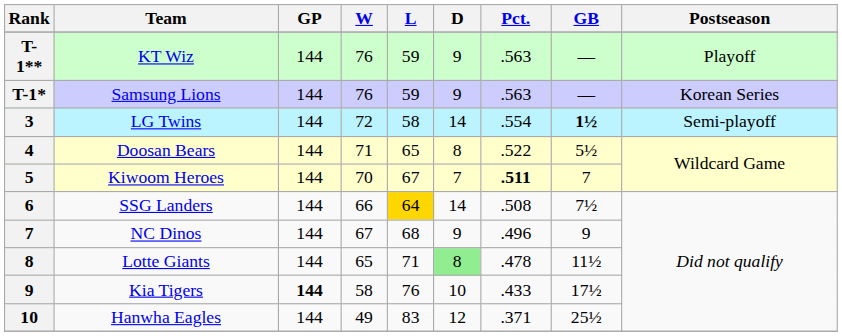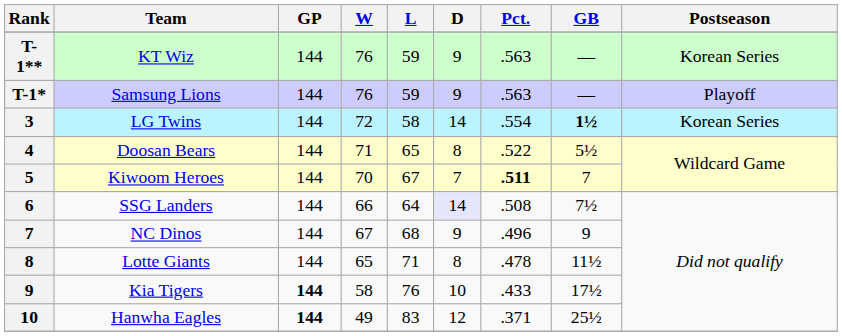(730, 56) Playoff -> (730, 56) Korean Series
(730, 94) Korean Series -> (730, 94) Playoff
(730, 121) Semi-playoff -> (730, 121) Korean Series
(411, 205) gold background -> (411, 205) no background
(457, 205) no background -> (457, 205) lavender background
(457, 261) lightgreen background -> (457, 261) no background
(310, 317) normal -> (310, 317) bold
